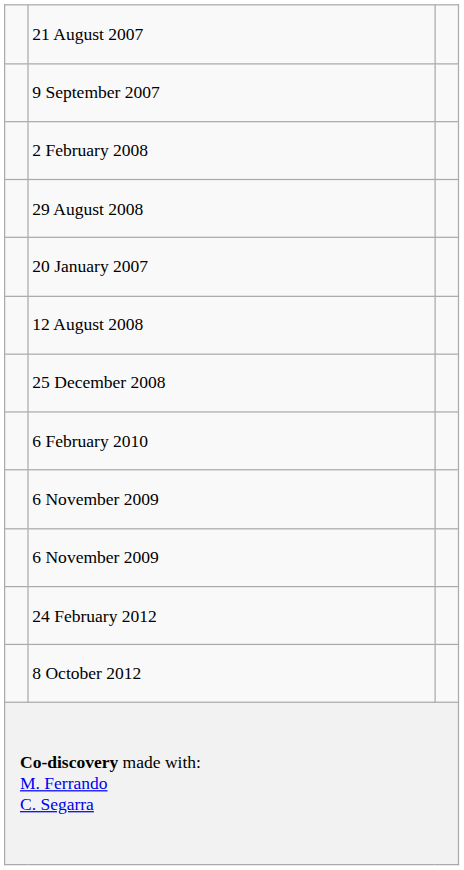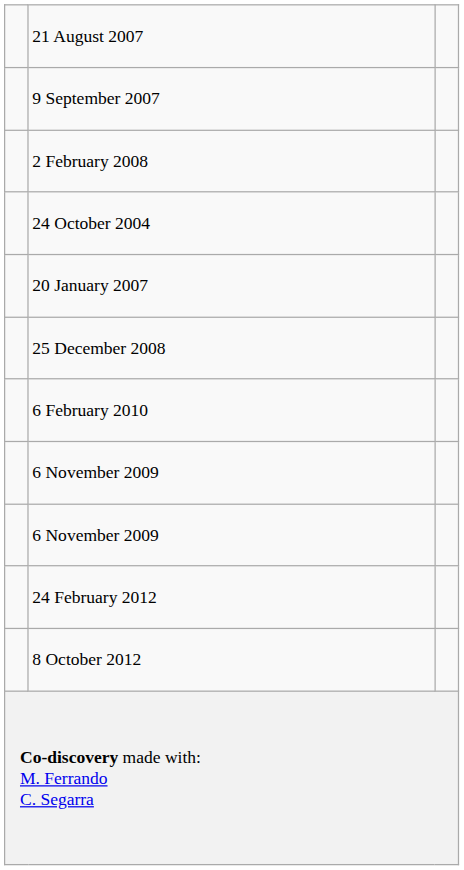- row: (16, 209)
+ row: (16, 223)
- row: (16, 325)
